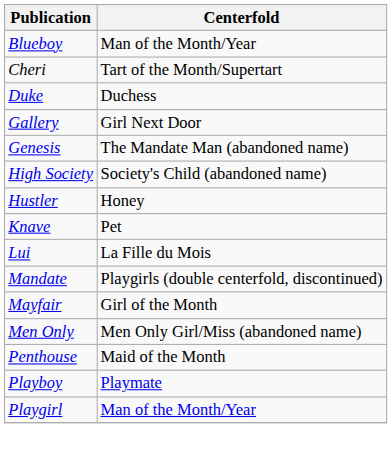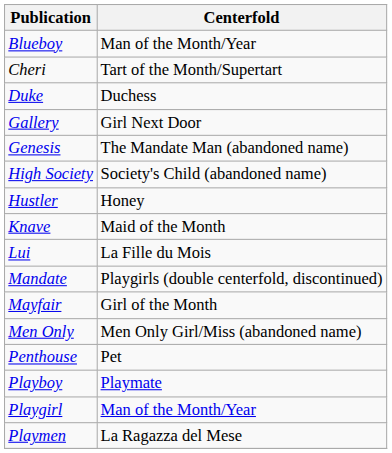(111, 226) Pet -> (163, 226) Maid of the Month
(163, 357) Maid of the Month -> (111, 357) Pet
+ row: (37, 435)
